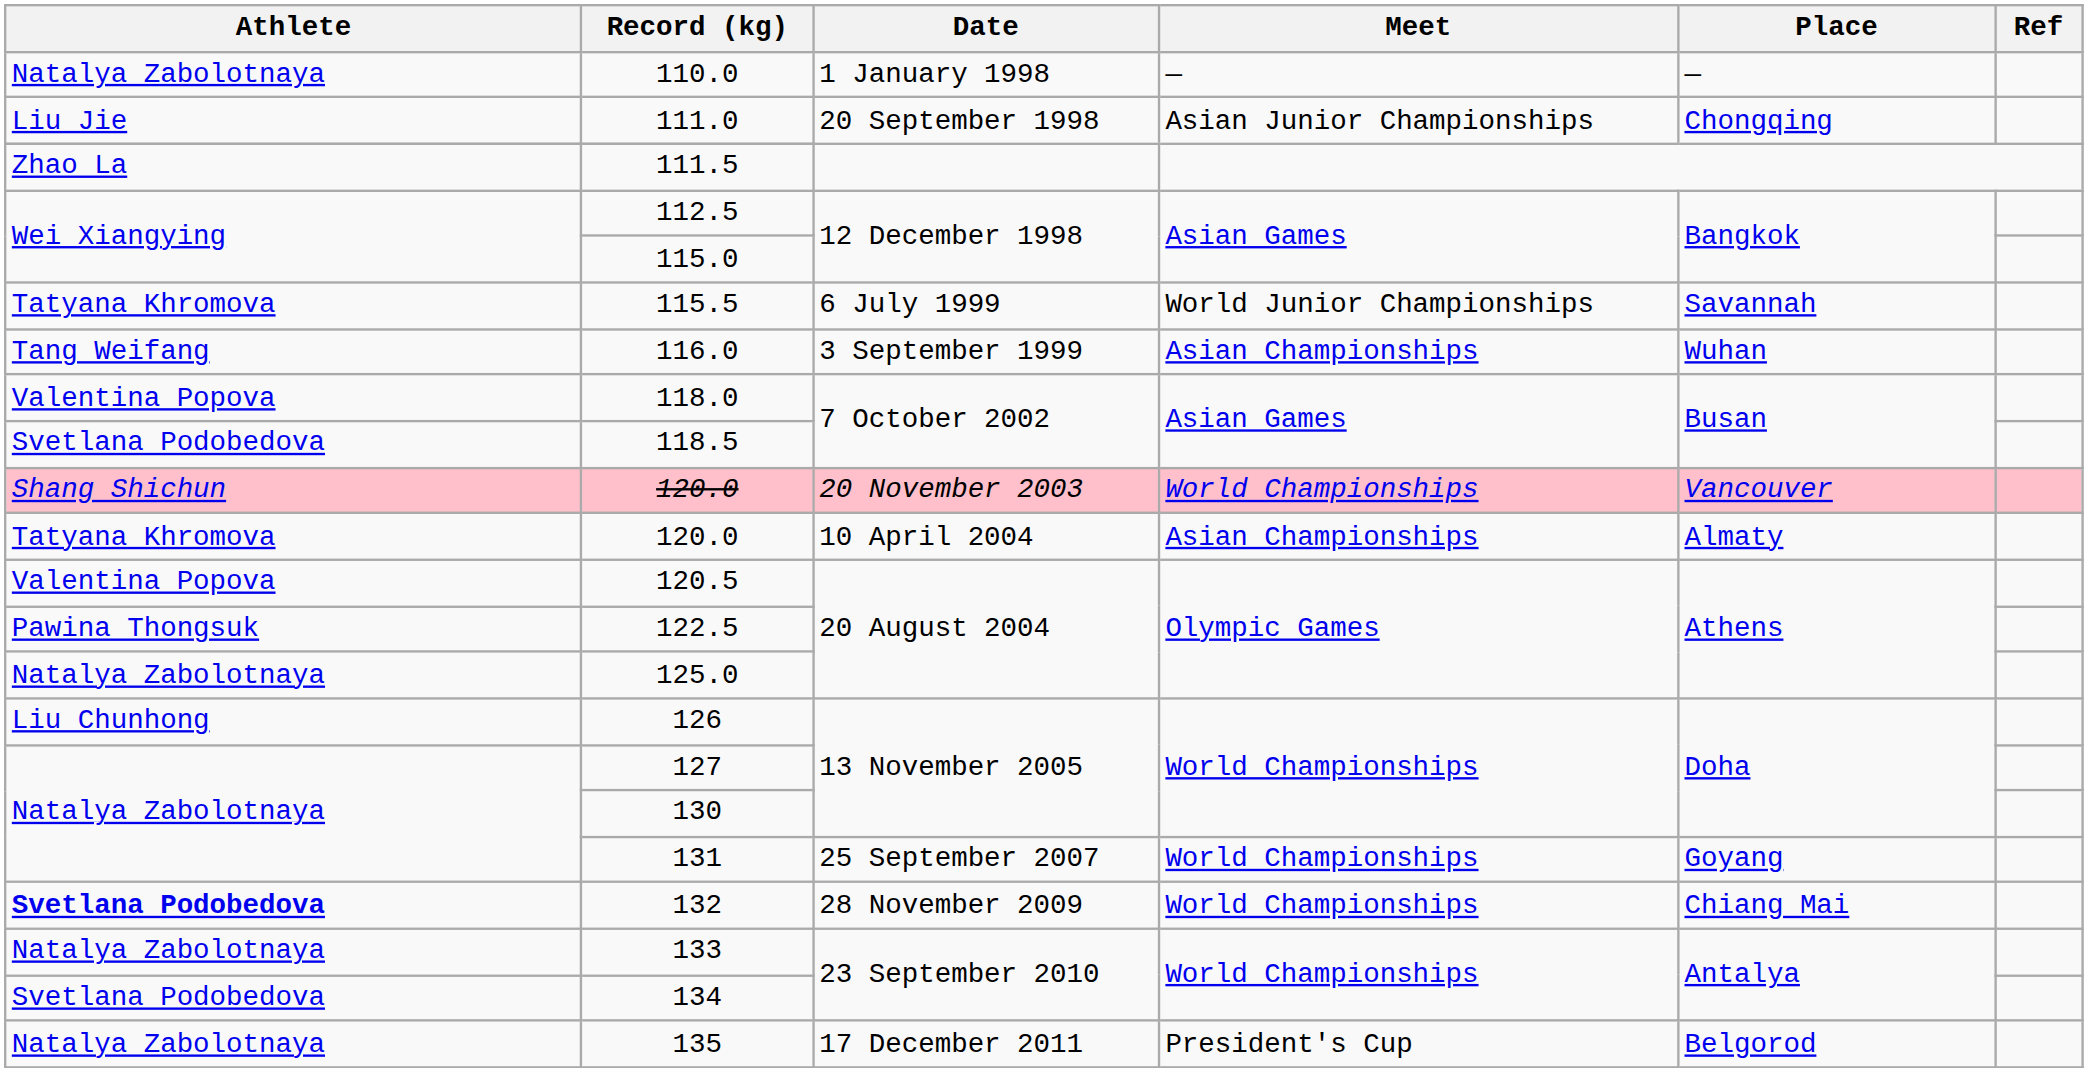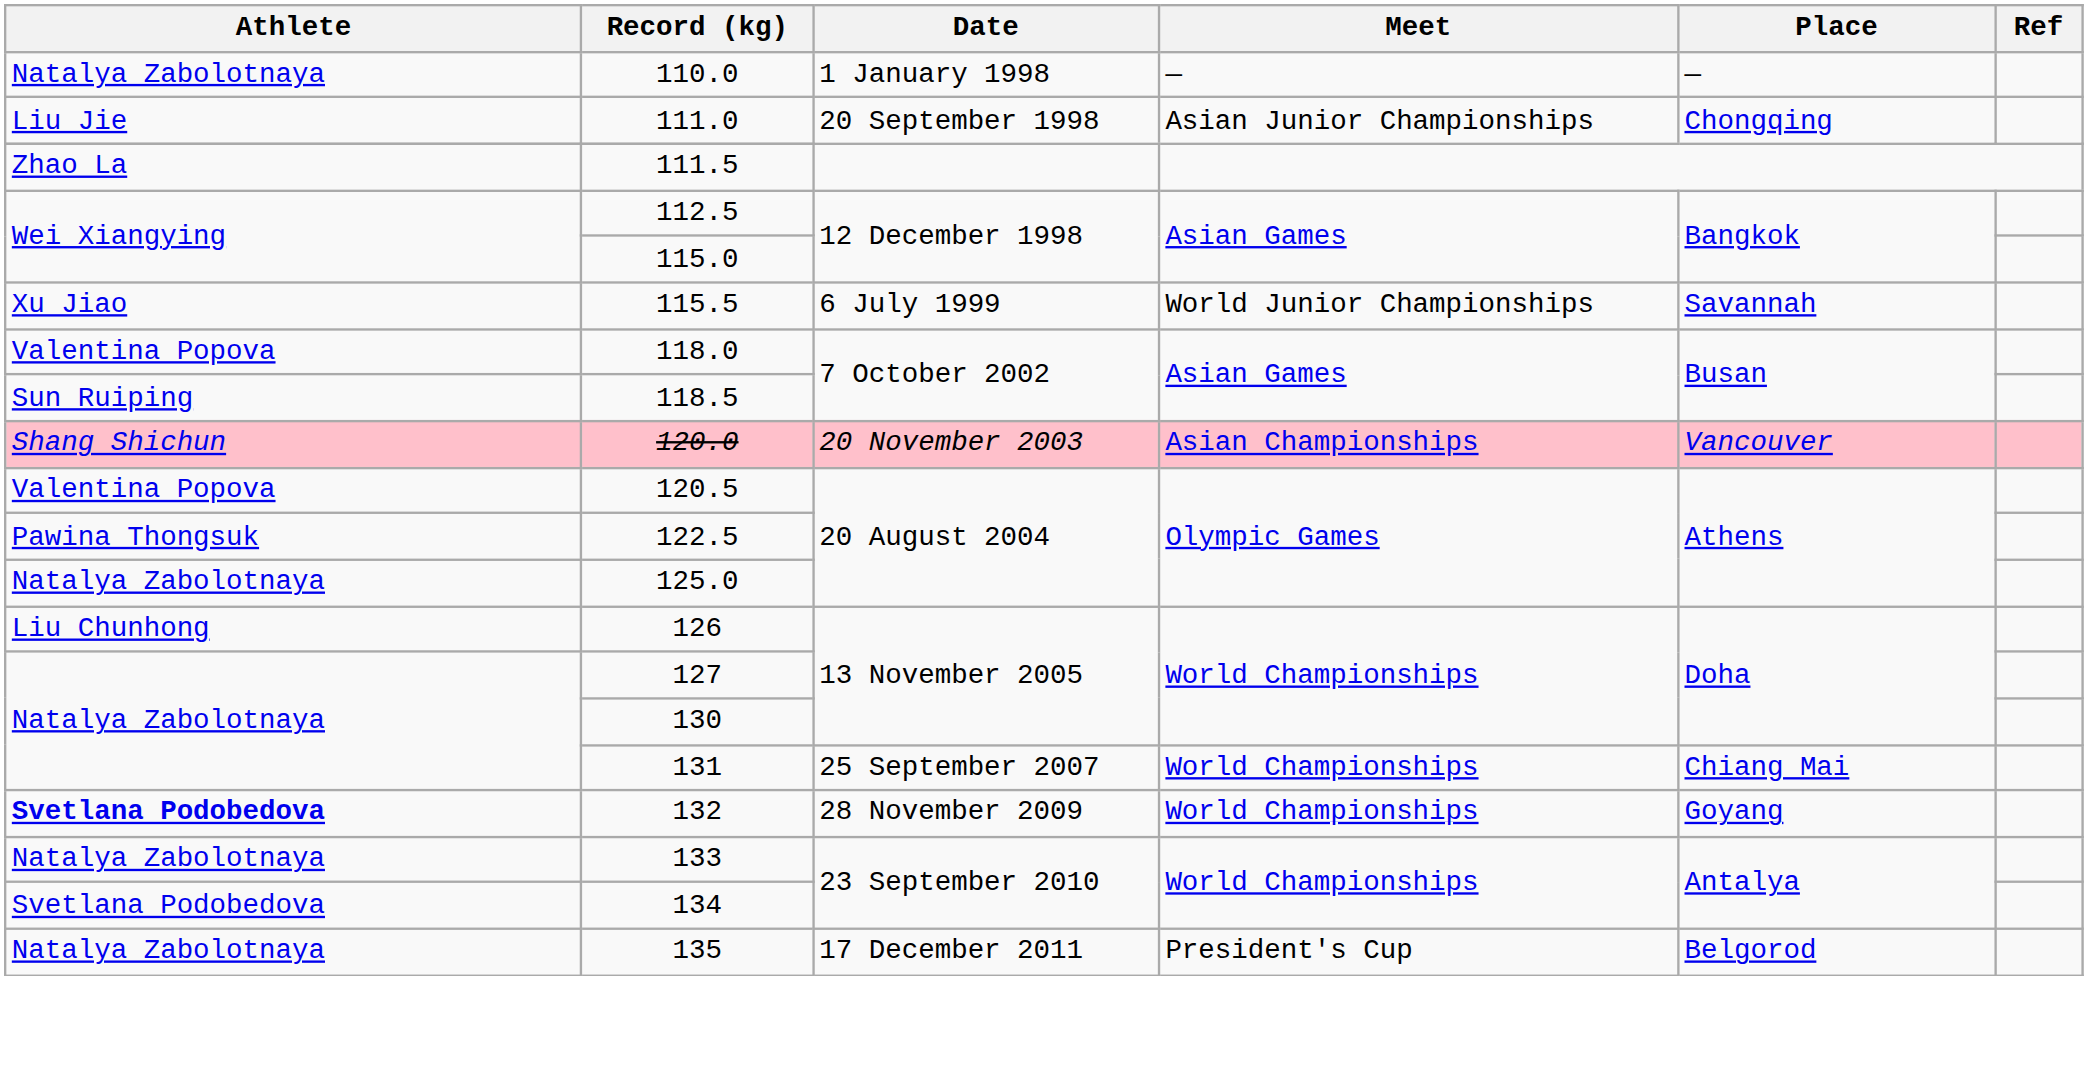(144, 305) Tatyana Khromova -> (70, 305) Xu Jiao
- row: (697, 351)
(168, 444) Svetlana Podobedova -> (102, 397) Sun Ruiping
(1322, 490) World Championships -> (1322, 444) Asian Championships
- row: (697, 536)
(1734, 859) Goyang -> (1767, 767) Chiang Mai
(1767, 906) Chiang Mai -> (1734, 813) Goyang
